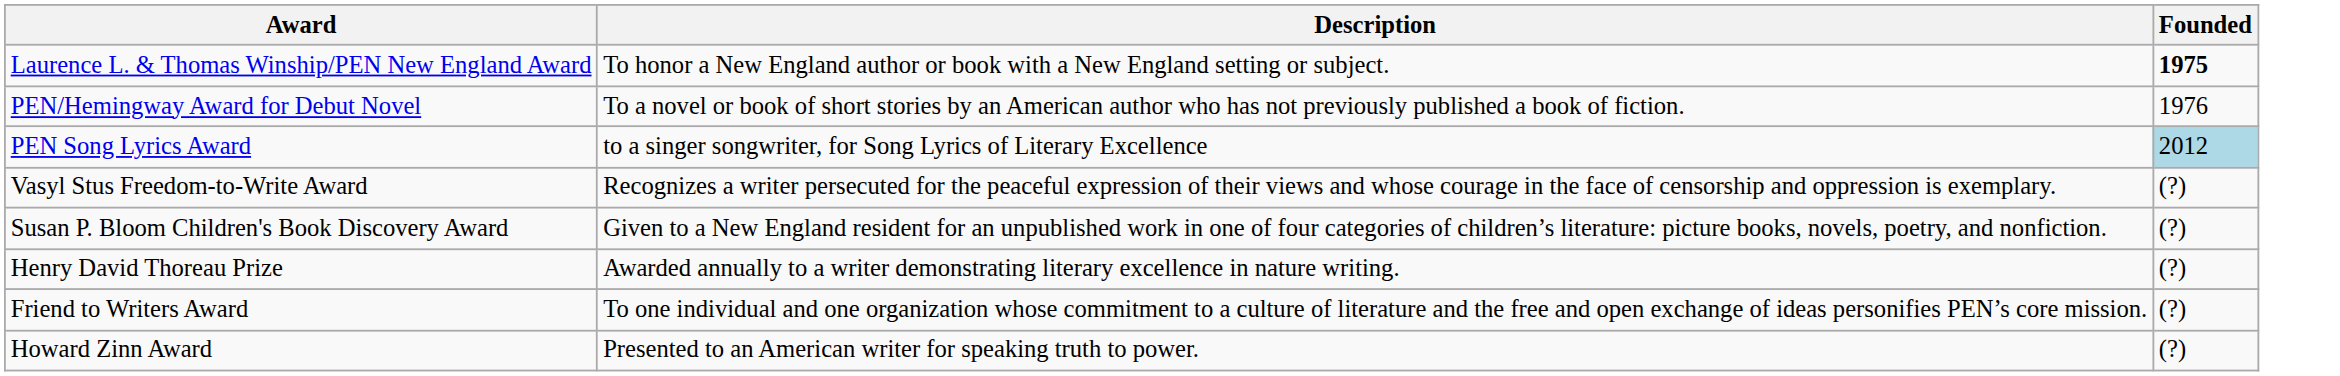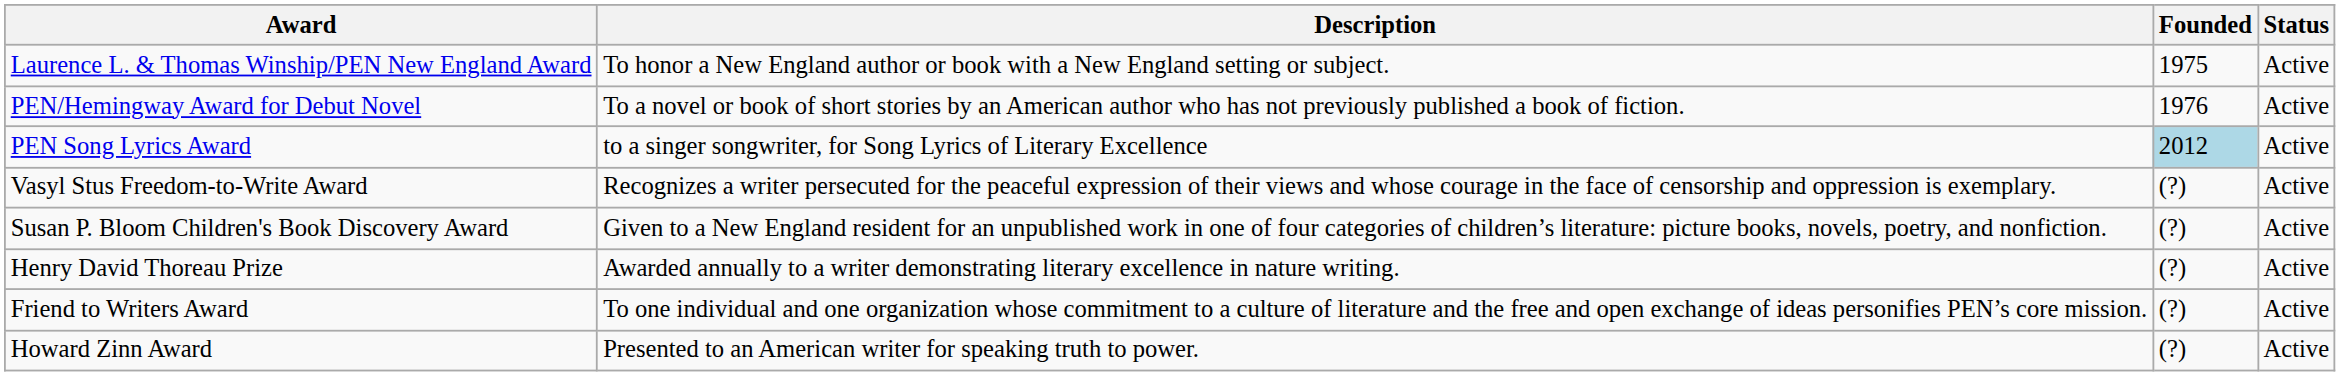+ column: (2296, 24)
(2183, 65) bold -> (2183, 65) normal
